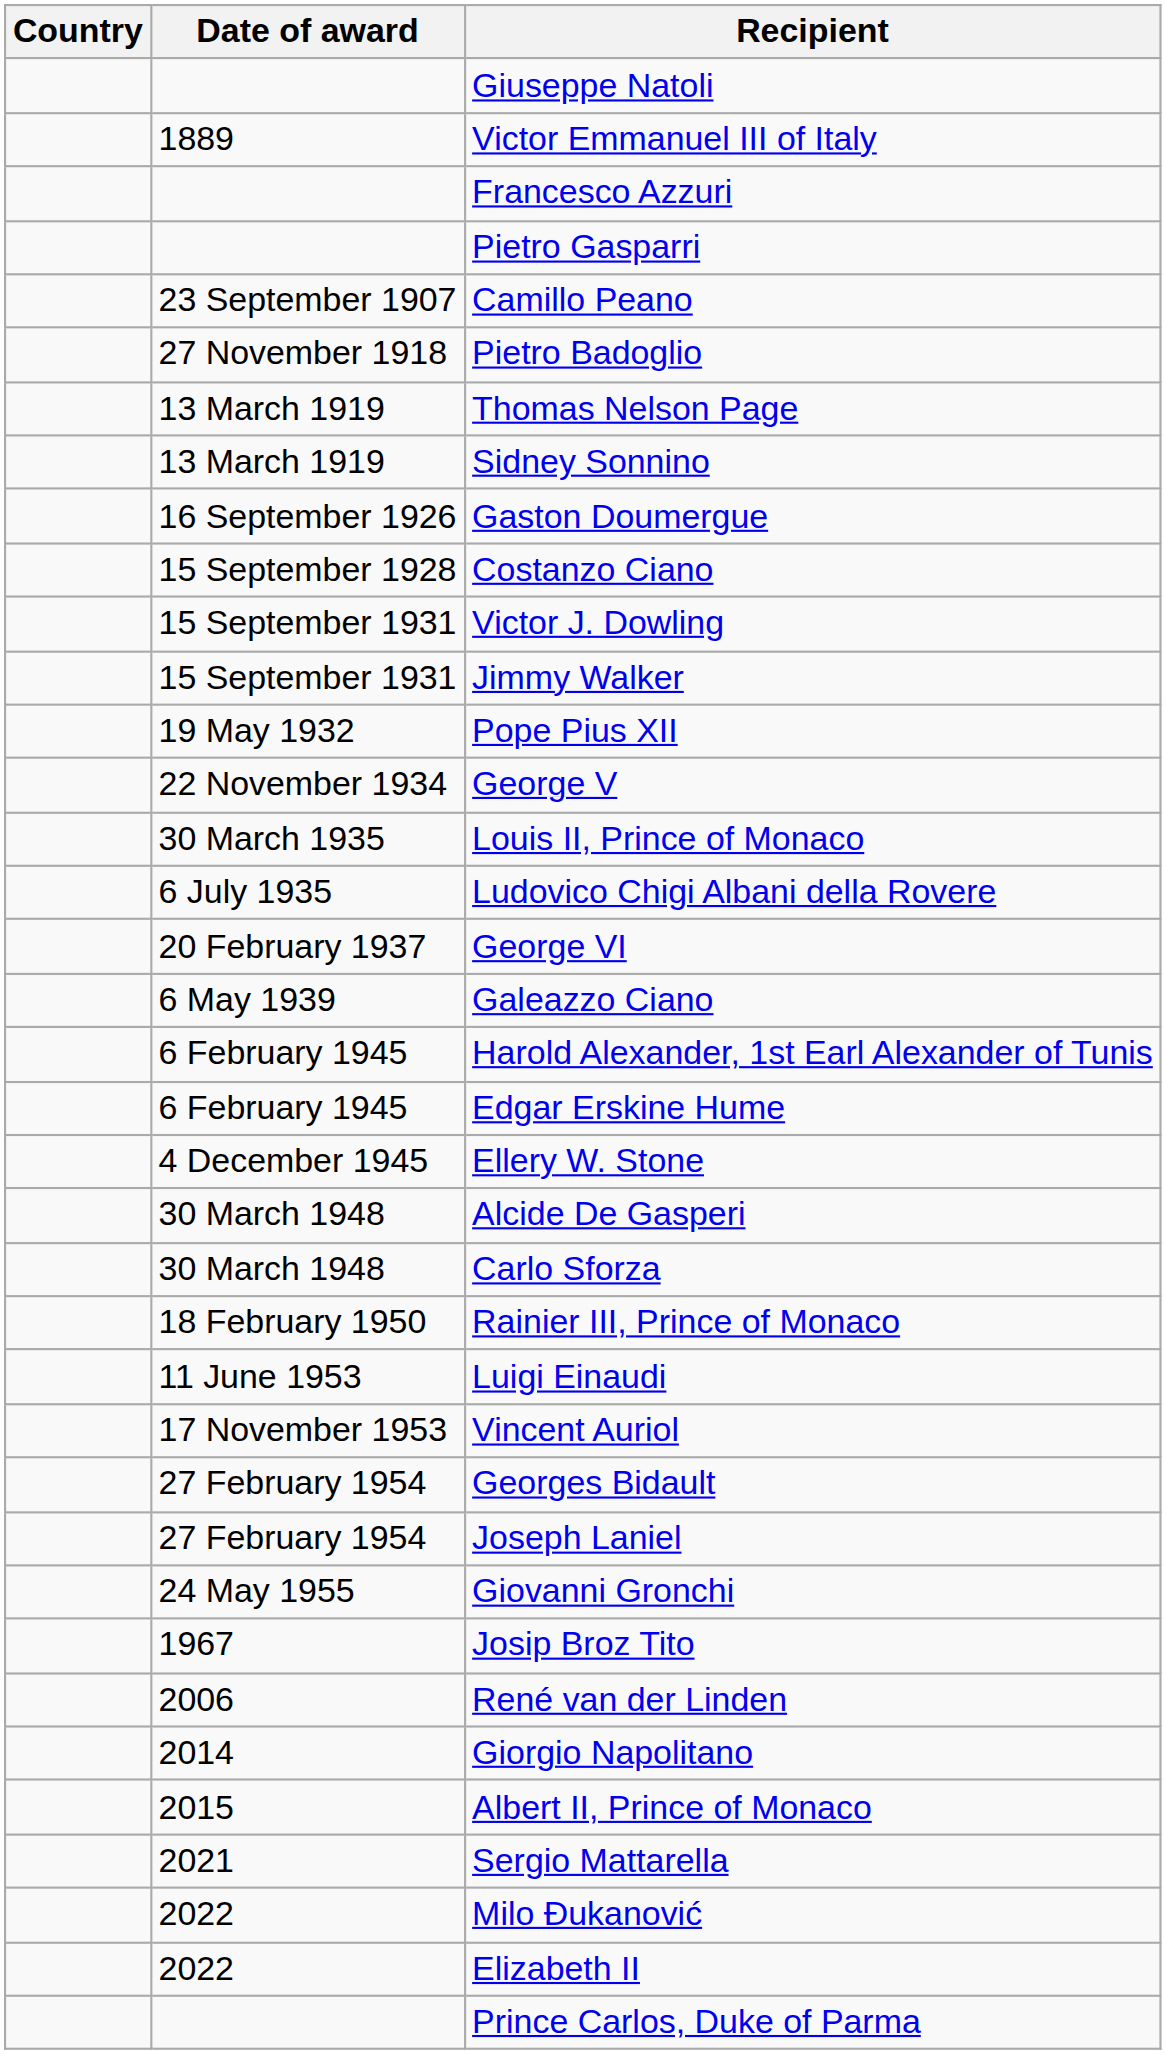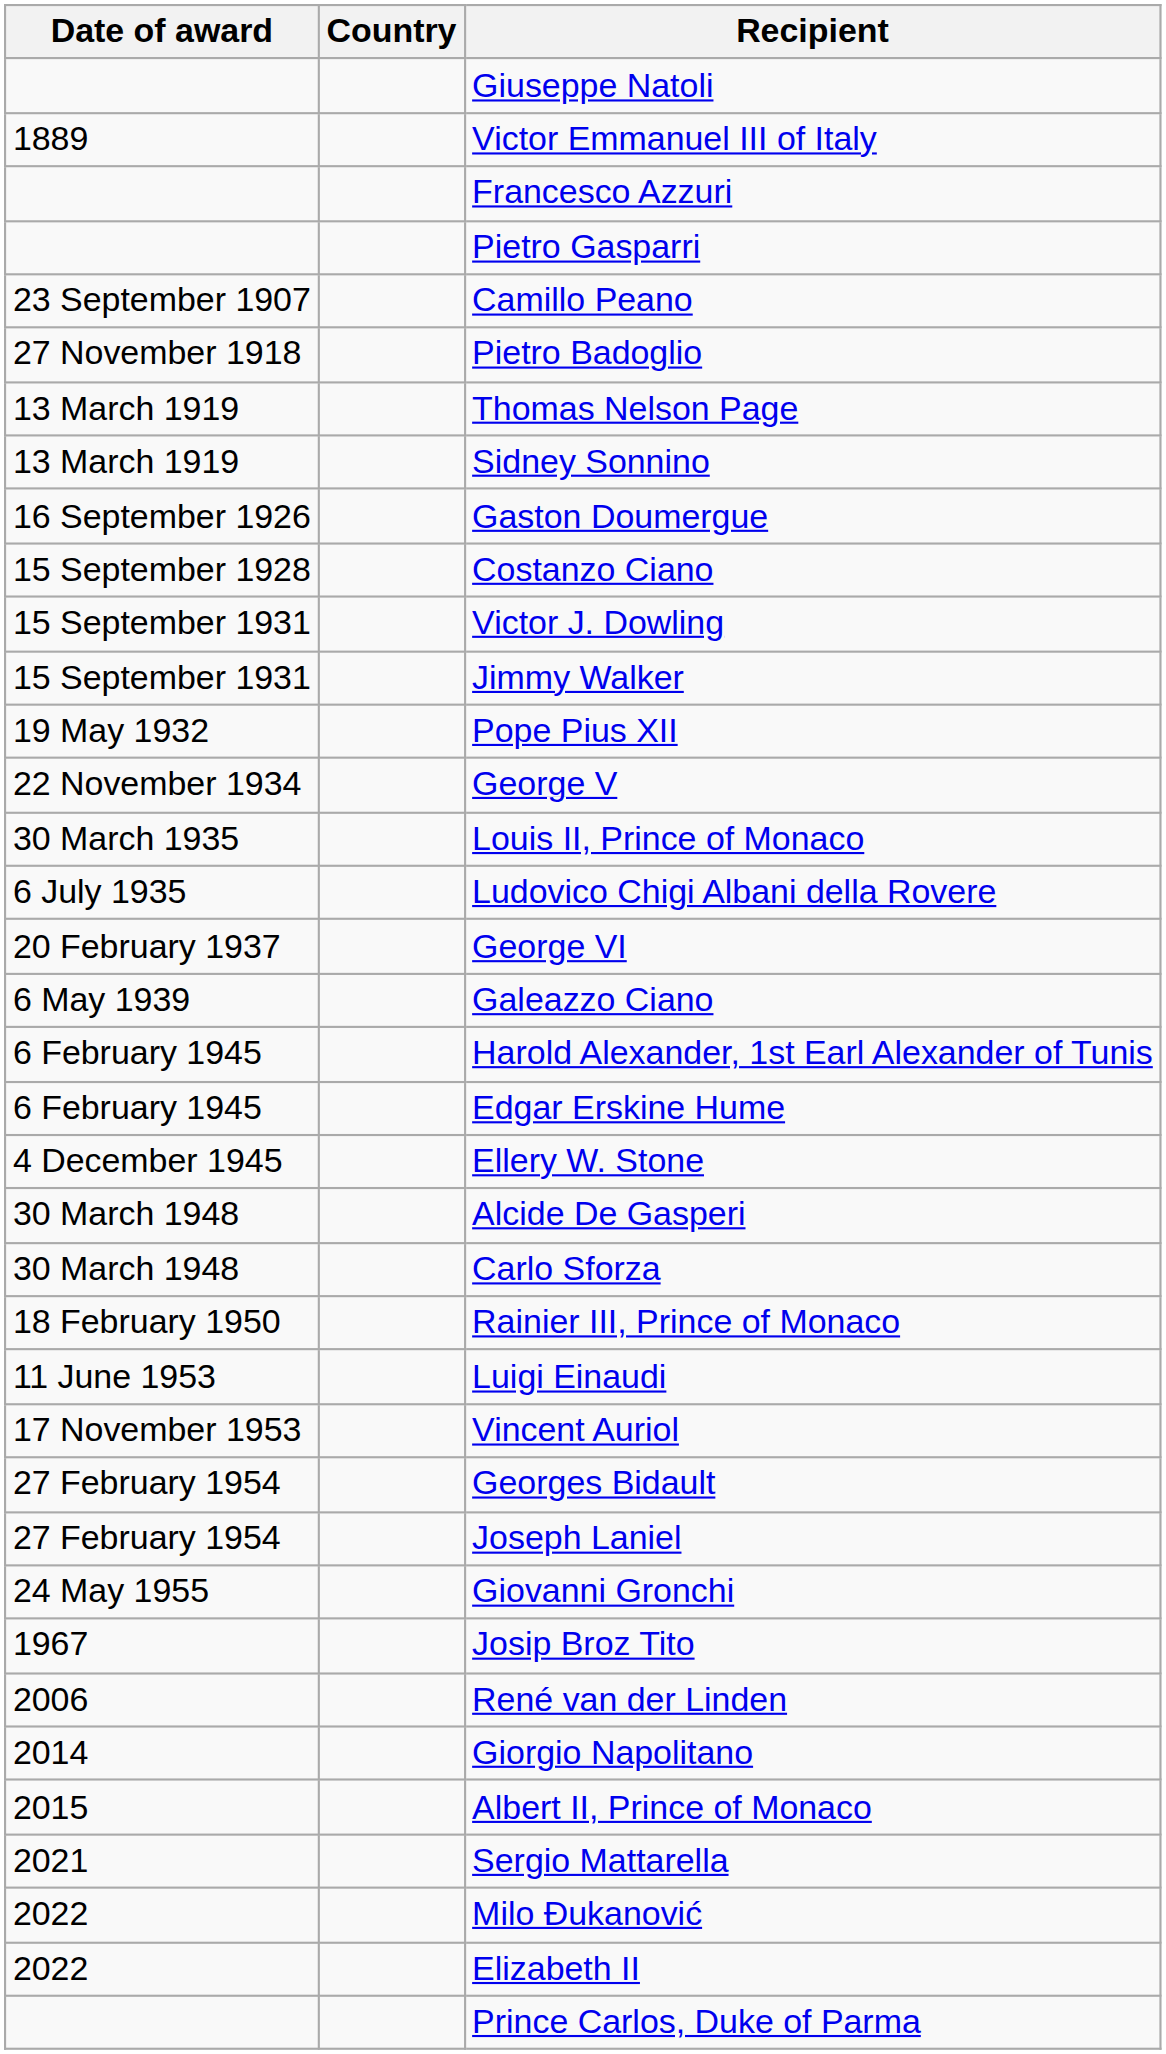columns swapped: (308, 31) <-> (78, 31)
